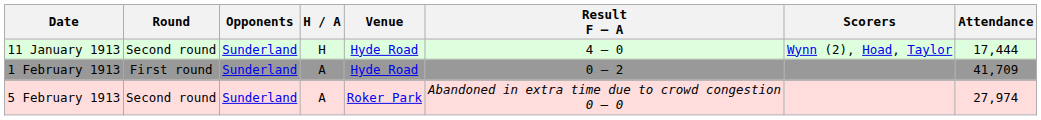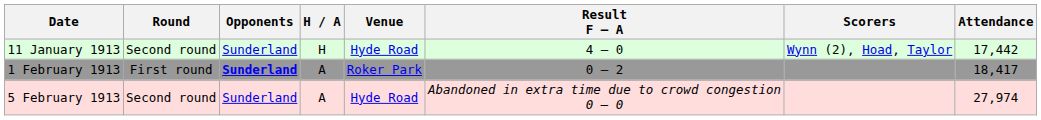(996, 49) 17,444 -> (996, 49) 17,442
(260, 70) normal -> (260, 70) bold
(384, 70) Hyde Road -> (384, 70) Roker Park
(996, 70) 41,709 -> (996, 70) 18,417
(384, 97) Roker Park -> (384, 97) Hyde Road
